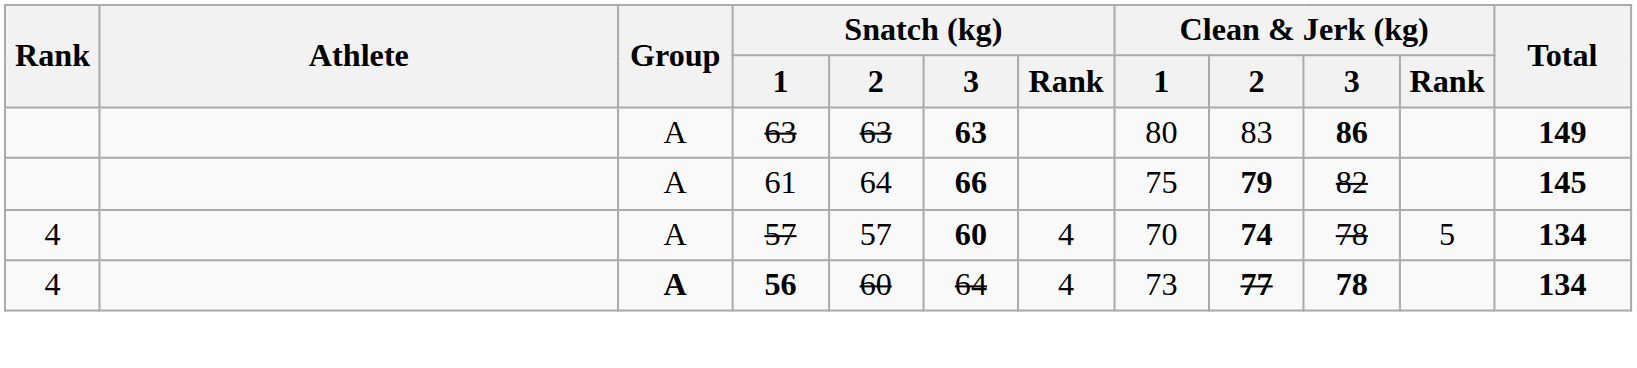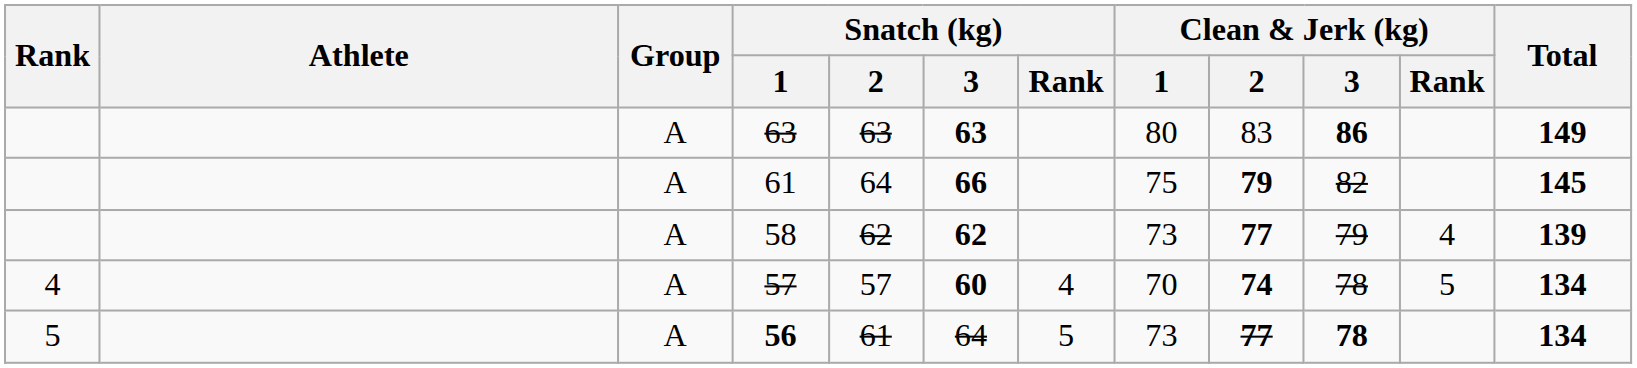+ row: (780, 234)
(53, 285) 4 -> (53, 336) 5
(675, 285) bold -> (675, 336) normal
(876, 285) 60 -> (876, 336) 61
(1066, 285) 4 -> (1066, 336) 5
